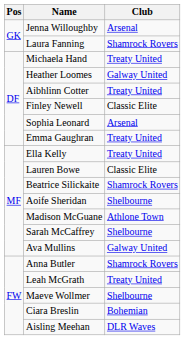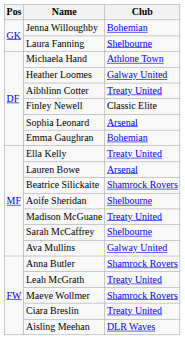(122, 28) Arsenal -> (127, 28) Bohemian
(142, 43) Shamrock Rovers -> (130, 43) Shelbourne
(134, 59) Treaty United -> (135, 59) Athlone Town
(134, 138) Treaty United -> (127, 138) Bohemian
(132, 169) Classic Elite -> (122, 169) Arsenal
(135, 216) Athlone Town -> (134, 216) Treaty United
(130, 295) Shelbourne -> (142, 295) Shamrock Rovers
(127, 311) Bohemian -> (134, 311) Treaty United
